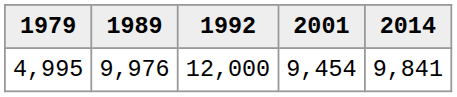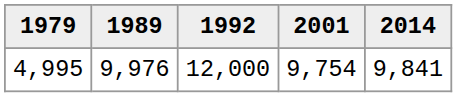(321, 70) 9,454 -> (321, 70) 9,754
